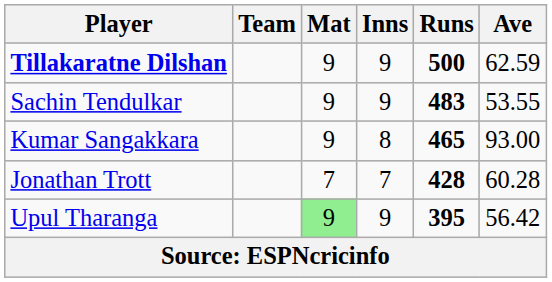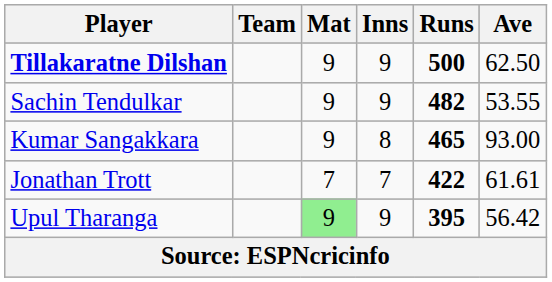(513, 62) 62.59 -> (513, 62) 62.50
(447, 101) 483 -> (447, 101) 482
(447, 179) 428 -> (447, 179) 422
(513, 179) 60.28 -> (513, 179) 61.61
